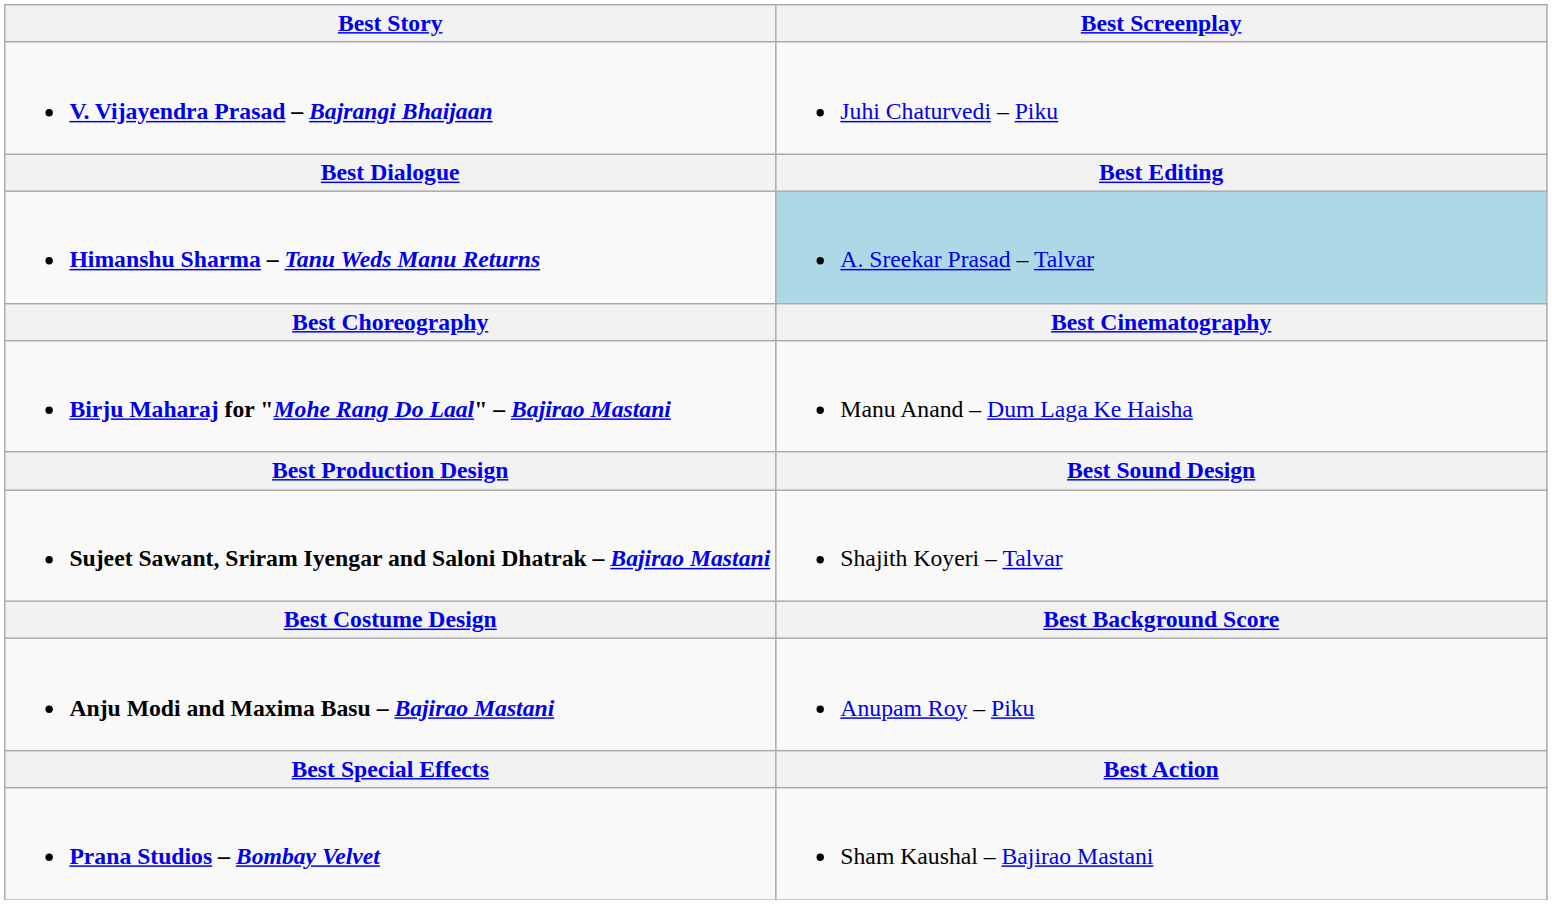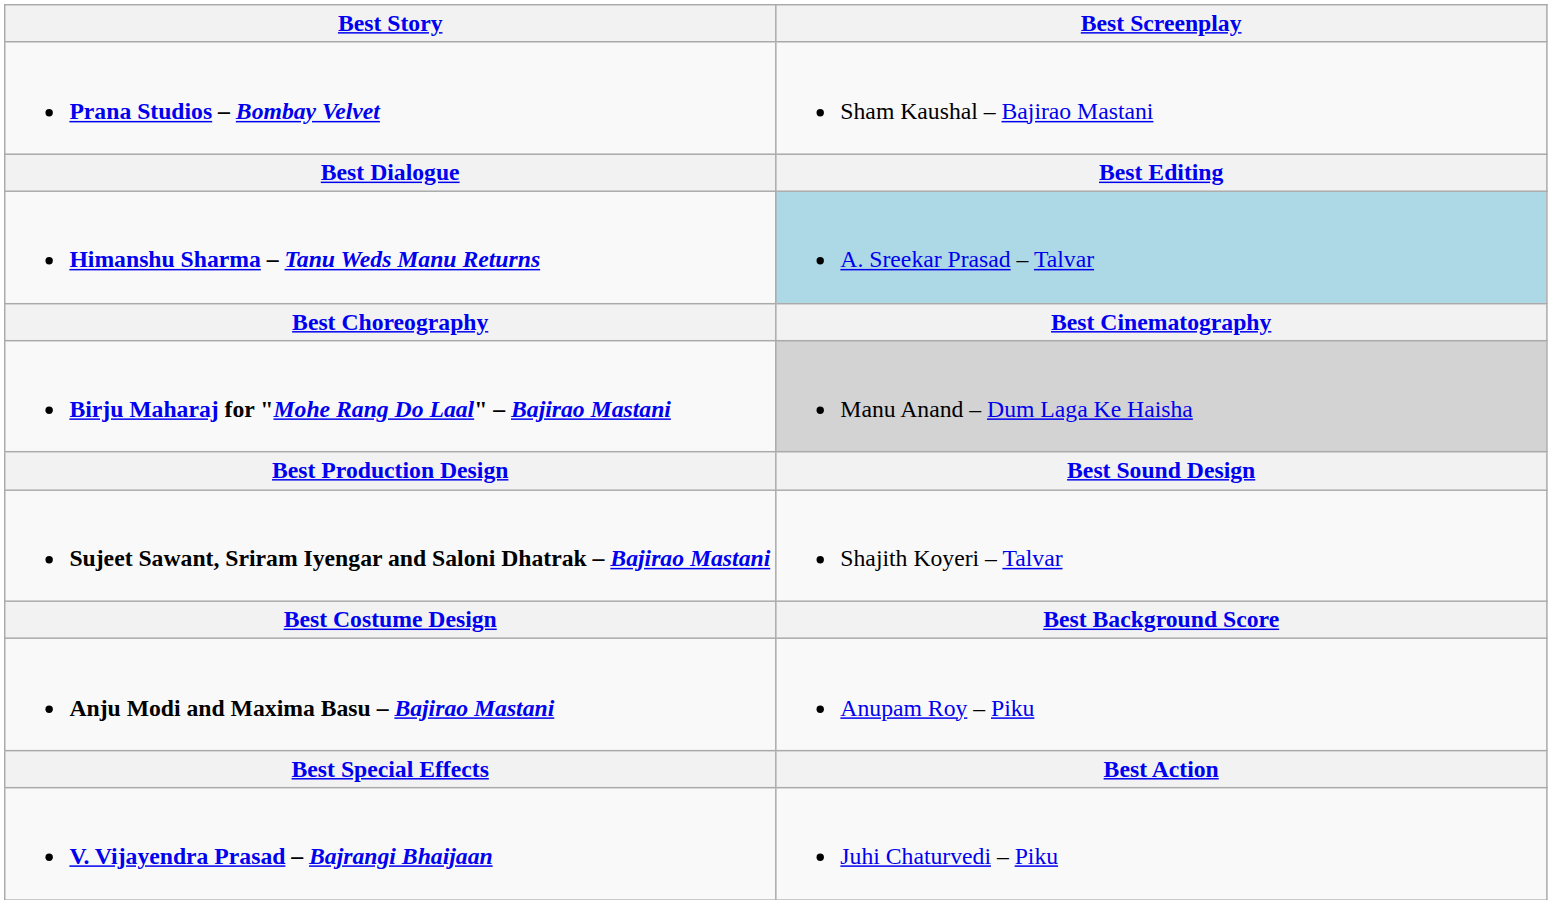rows swapped: (390, 111) <-> (390, 857)
(1161, 410) no background -> (1161, 410) lightgrey background
